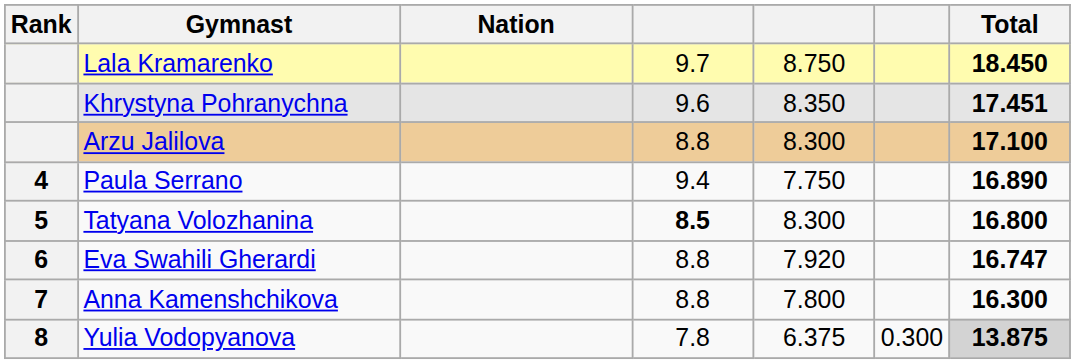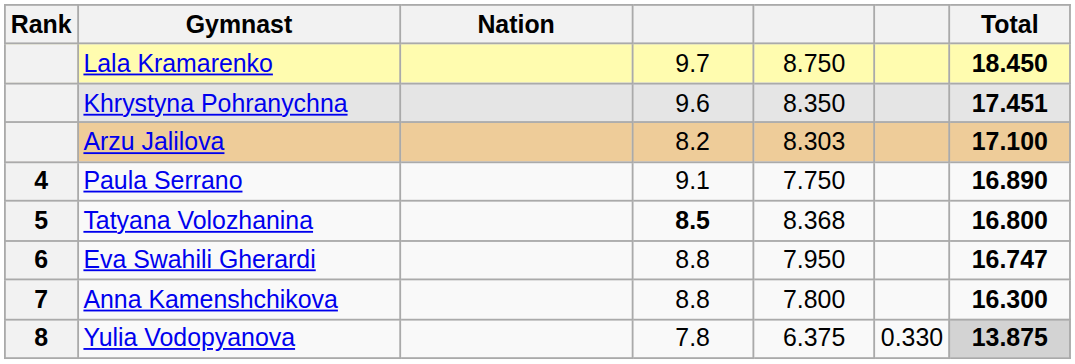(693, 142) 8.8 -> (693, 142) 8.2
(814, 142) 8.300 -> (814, 142) 8.303
(693, 181) 9.4 -> (693, 181) 9.1
(814, 220) 8.300 -> (814, 220) 8.368
(814, 260) 7.920 -> (814, 260) 7.950
(912, 338) 0.300 -> (912, 338) 0.330
